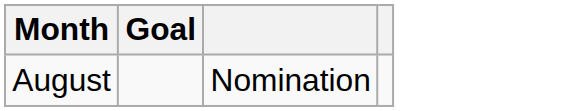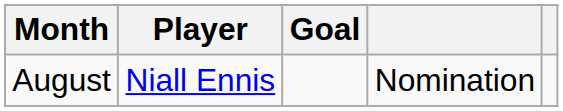+ column: (200, 29)
